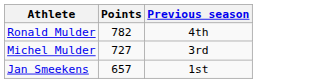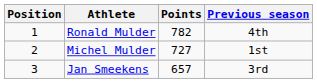+ column: (34, 14)
(198, 51) 3rd -> (258, 51) 1st
(198, 69) 1st -> (258, 69) 3rd
